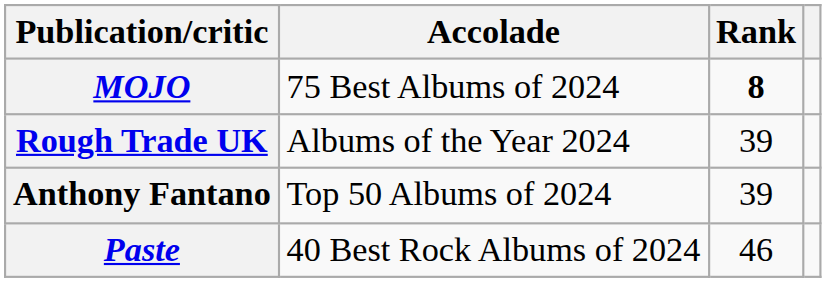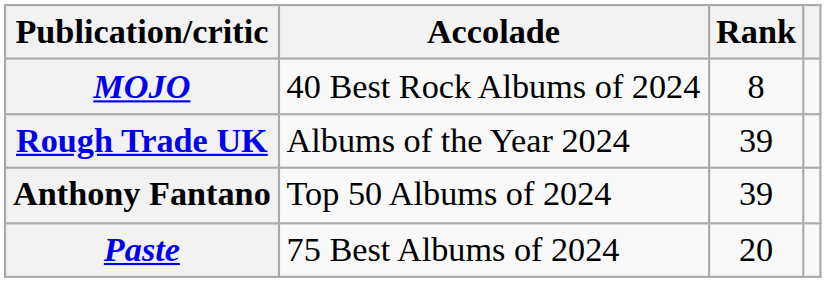(453, 85) 75 Best Albums of 2024 -> (493, 85) 40 Best Rock Albums of 2024
(756, 85) bold -> (756, 85) normal
(493, 248) 40 Best Rock Albums of 2024 -> (453, 248) 75 Best Albums of 2024
(756, 248) 46 -> (756, 248) 20
